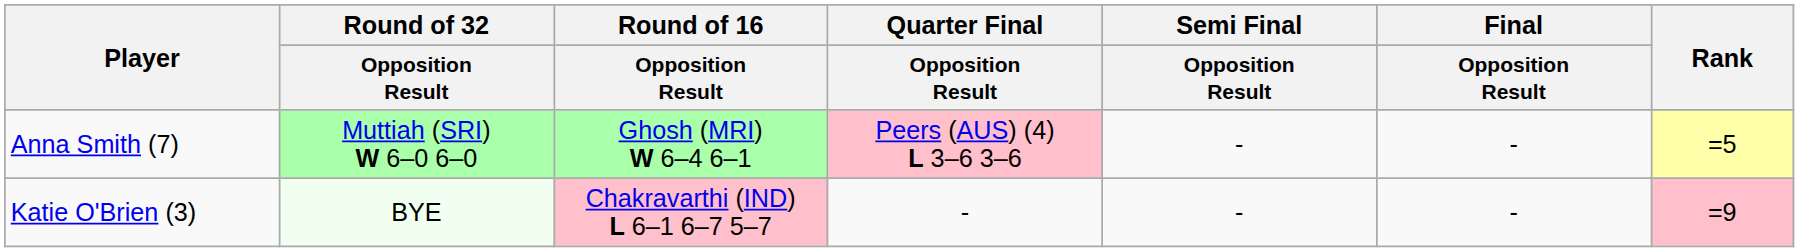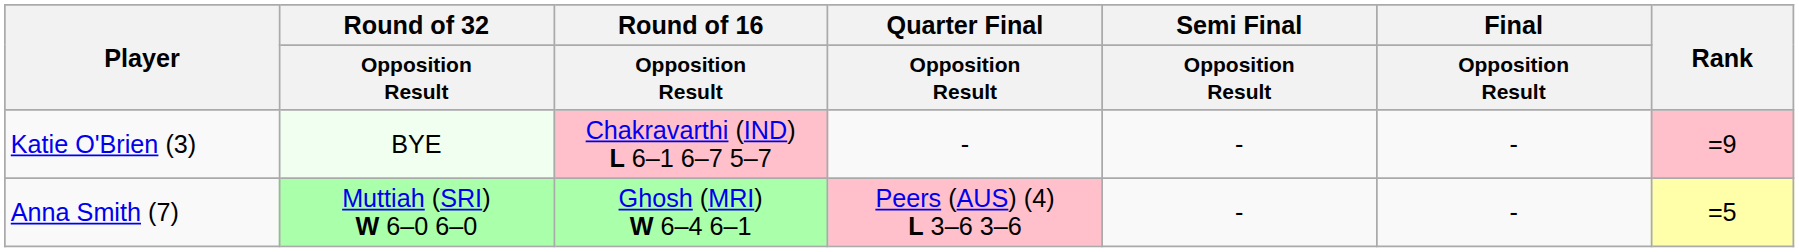rows swapped: (103, 213) <-> (95, 145)
